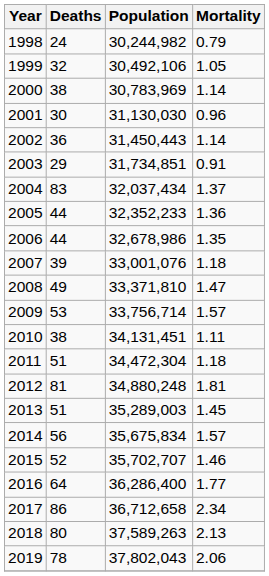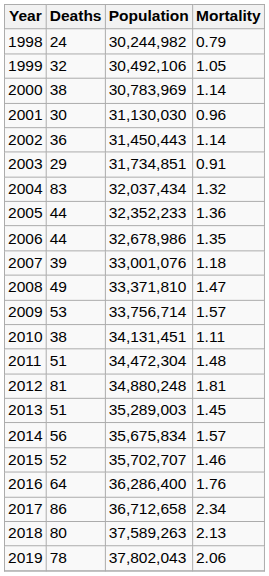(211, 189) 1.37 -> (211, 189) 1.32
(211, 361) 1.18 -> (211, 361) 1.48
(211, 484) 1.77 -> (211, 484) 1.76
